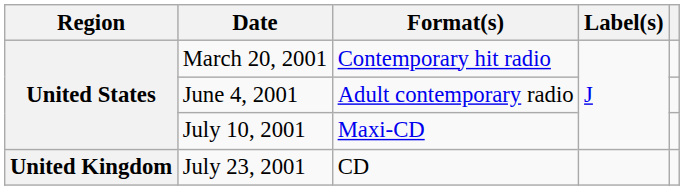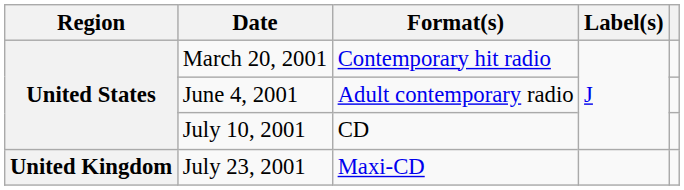(381, 130) Maxi-CD -> (353, 130) CD
(353, 166) CD -> (381, 166) Maxi-CD
